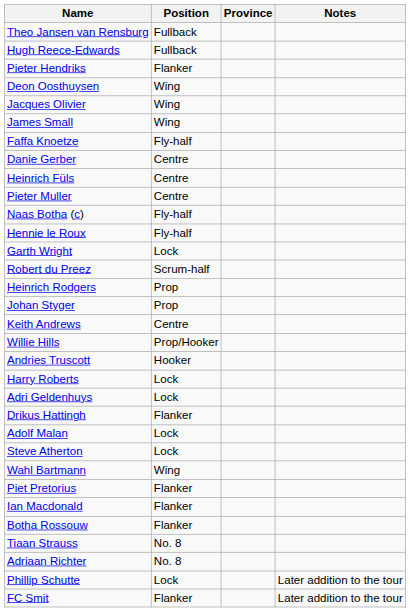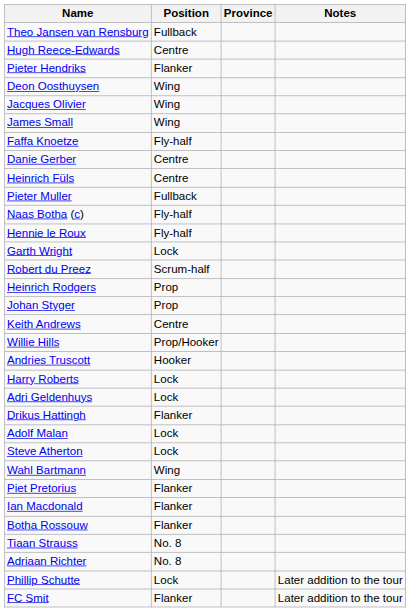(175, 50) Fullback -> (171, 50) Centre
(171, 196) Centre -> (175, 196) Fullback
